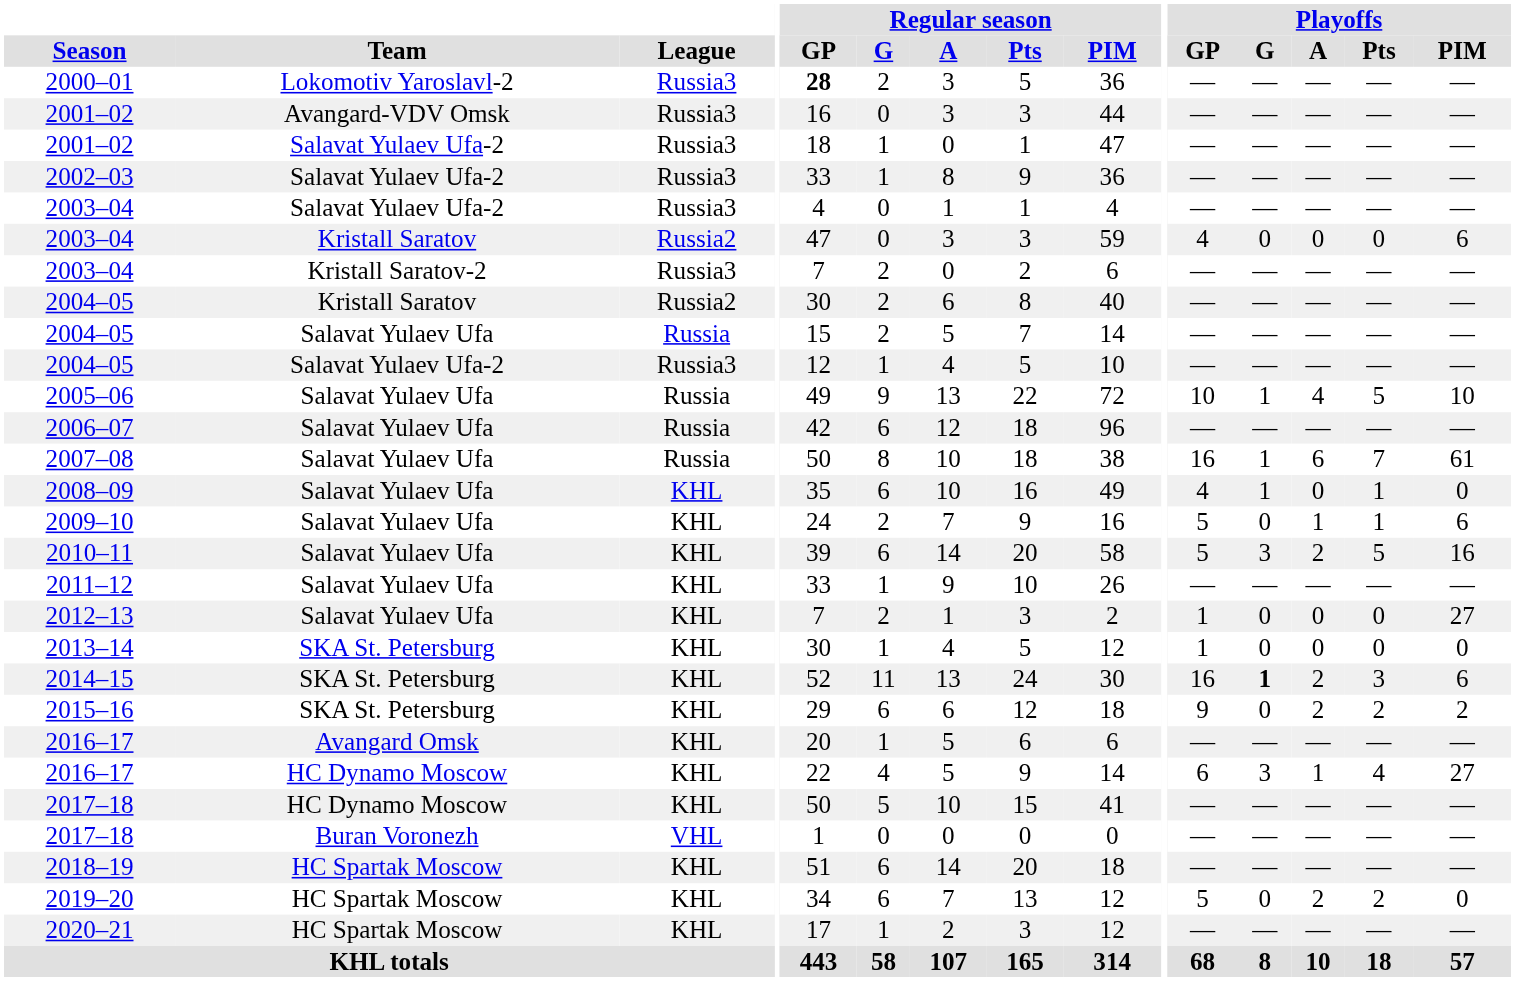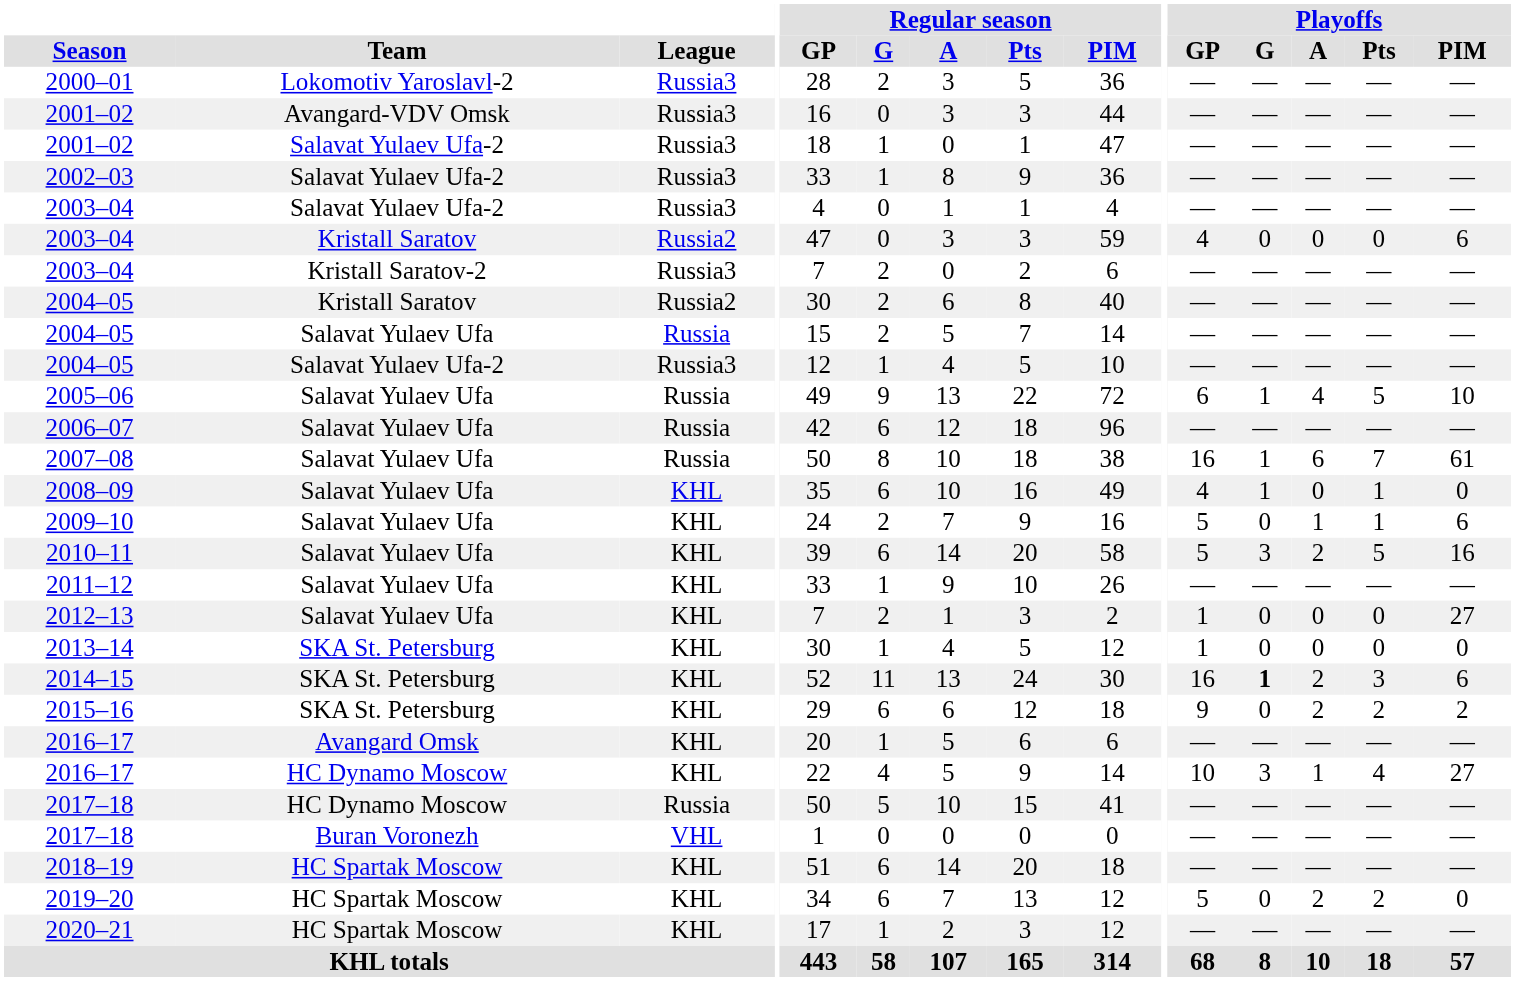(819, 82) bold -> (819, 82) normal
(1203, 396) 10 -> (1203, 396) 6
(1203, 773) 6 -> (1203, 773) 10
(697, 804) KHL -> (697, 804) Russia
